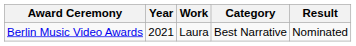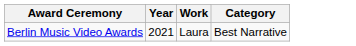- column: (320, 13)
